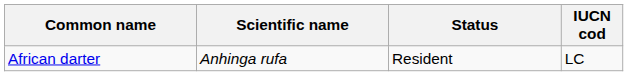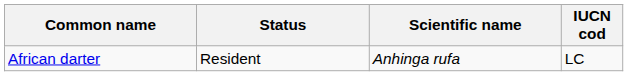columns swapped: (292, 25) <-> (475, 25)
